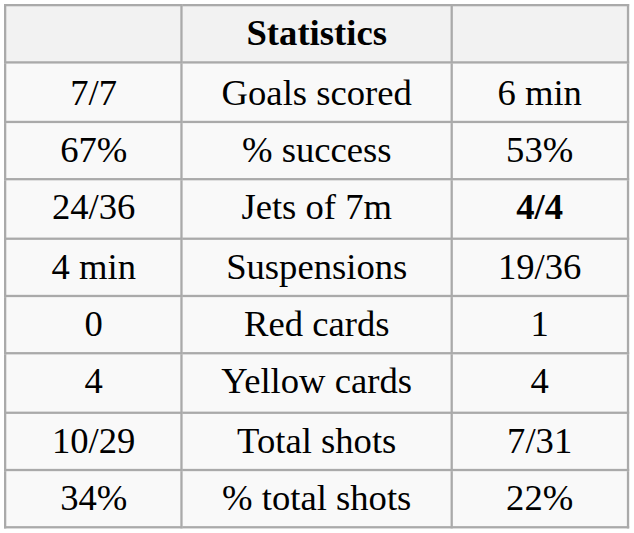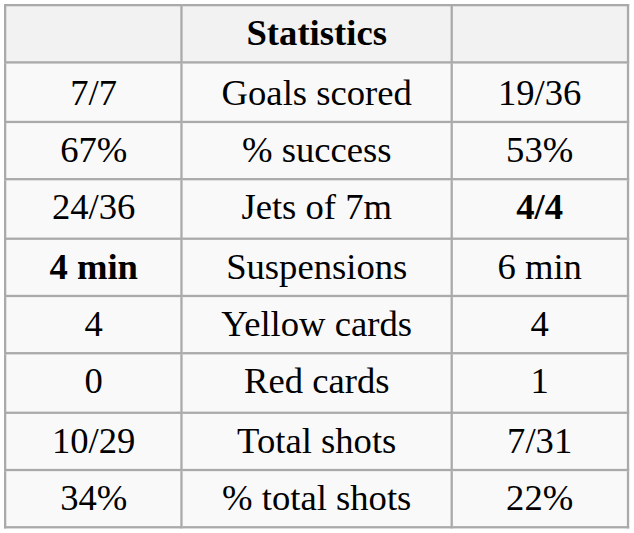(540, 91) 6 min -> (540, 91) 19/36
(94, 265) normal -> (94, 265) bold
(540, 265) 19/36 -> (540, 265) 6 min
rows swapped: (317, 382) <-> (317, 324)
